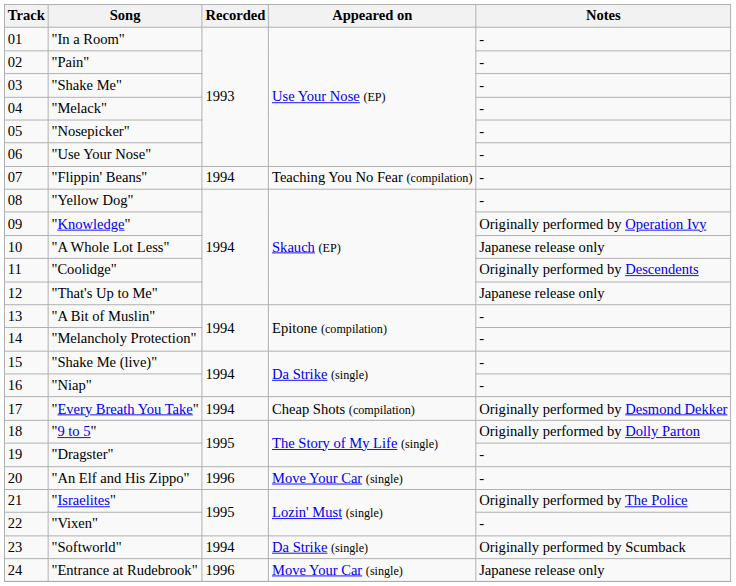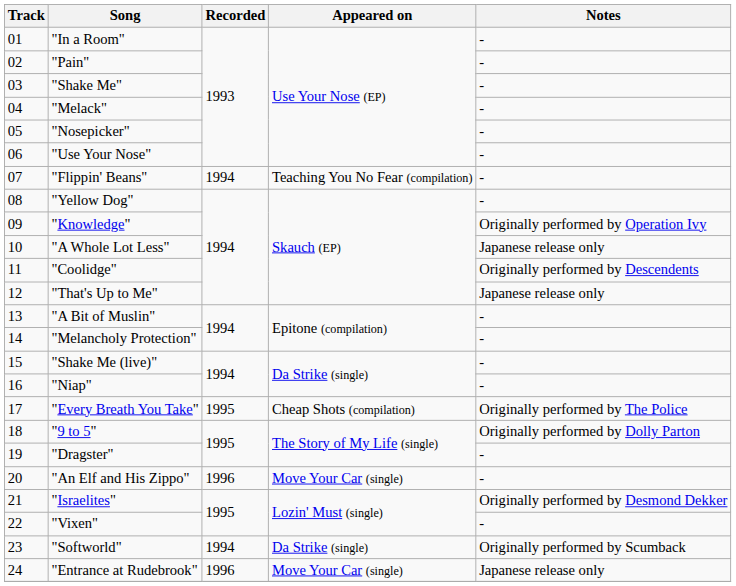(220, 408) 1994 -> (220, 408) 1995
(603, 408) Originally performed by Desmond Dekker -> (583, 408) Originally performed by The Police
(583, 500) Originally performed by The Police -> (603, 500) Originally performed by Desmond Dekker
